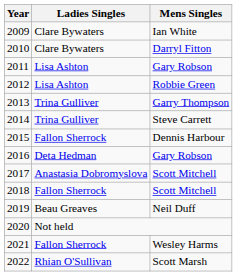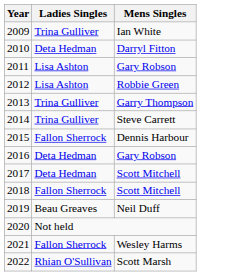(69, 31) Clare Bywaters -> (66, 31) Trina Gulliver
(69, 48) Clare Bywaters -> (65, 48) Deta Hedman
(91, 173) Anastasia Dobromyslova -> (65, 173) Deta Hedman
